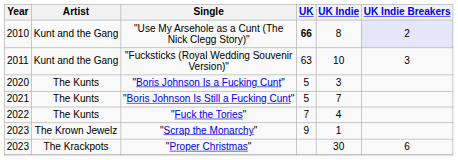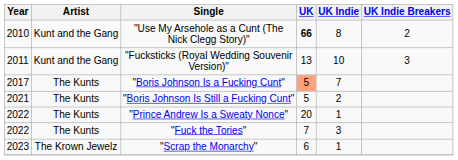(407, 34) lavender background -> (407, 34) no background
(306, 61) 63 -> (306, 61) 13
(18, 83) 2020 -> (18, 83) 2017
(306, 83) no background -> (306, 83) lightsalmon background
(339, 83) 3 -> (339, 83) 7
(339, 99) 7 -> (339, 99) 2
+ row: (209, 115)
(339, 115) 4 -> (339, 131) 3
(306, 131) 9 -> (306, 147) 6
- row: (209, 147)
